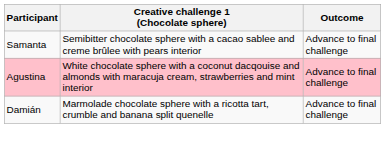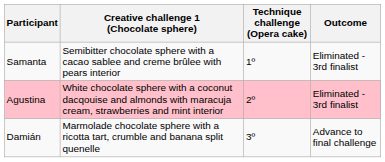+ column: (277, 23)
(341, 44) Advance to final challenge -> (339, 61) Eliminated - 3rd finalist
(341, 77) Advance to final challenge -> (339, 99) Eliminated - 3rd finalist
